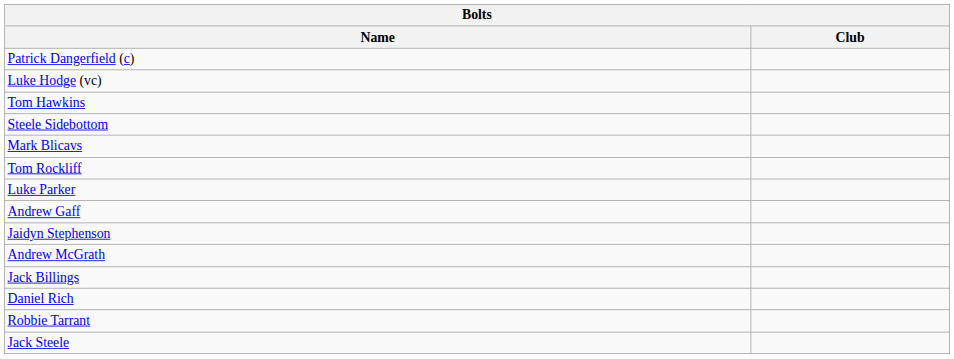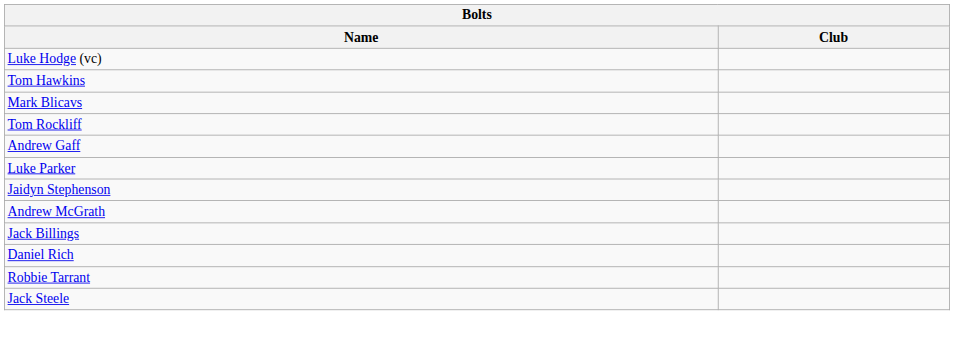- row: (71, 59)
- row: (58, 124)
rows swapped: (44, 211) <-> (41, 189)
